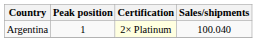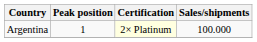(214, 29) 100.040 -> (214, 29) 100.000
